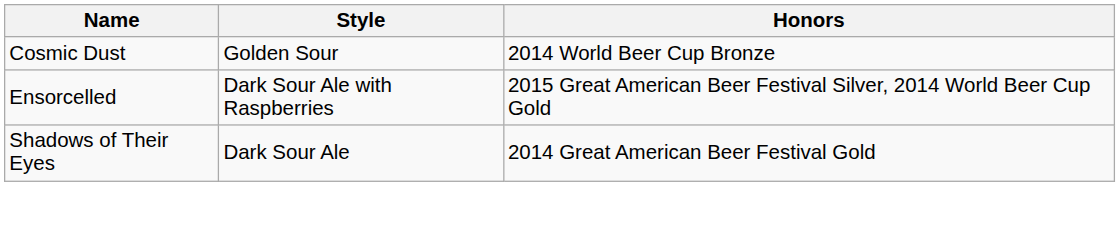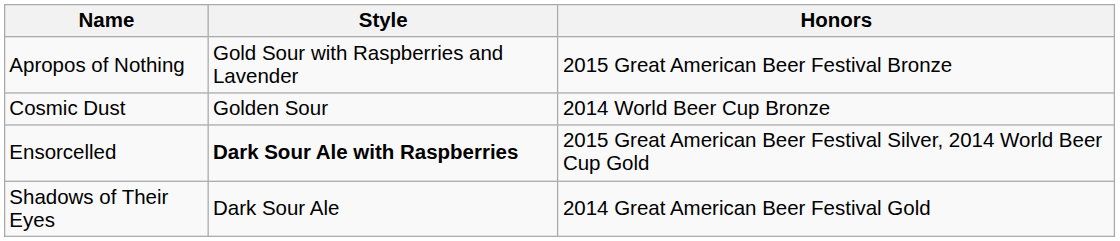+ row: (97, 64)
(308, 97) normal -> (366, 152) bold
